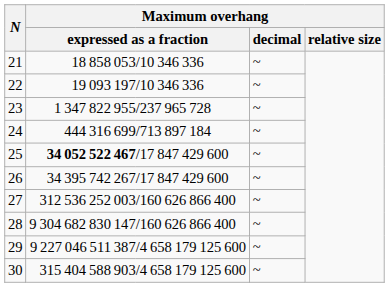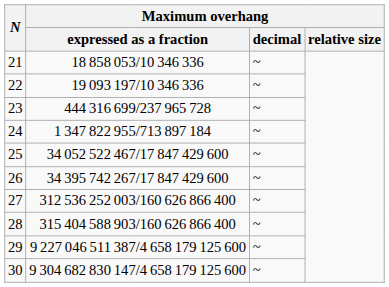(95, 108) 1 347 822 955 -> (100, 108) 444 316 699
(100, 131) 444 316 699 -> (95, 131) 1 347 822 955
(91, 154) bold -> (91, 154) normal
(83, 224) 9 304 682 830 147 -> (88, 224) 315 404 588 903
(88, 270) 315 404 588 903 -> (83, 270) 9 304 682 830 147
